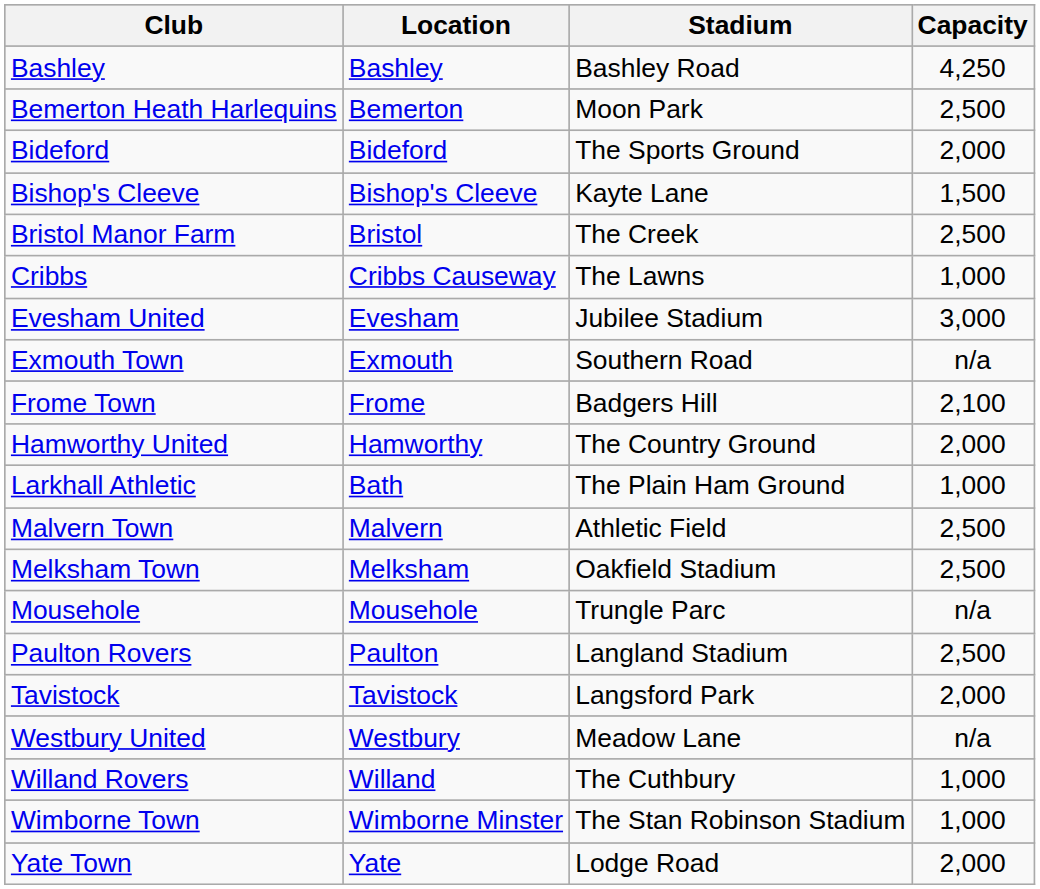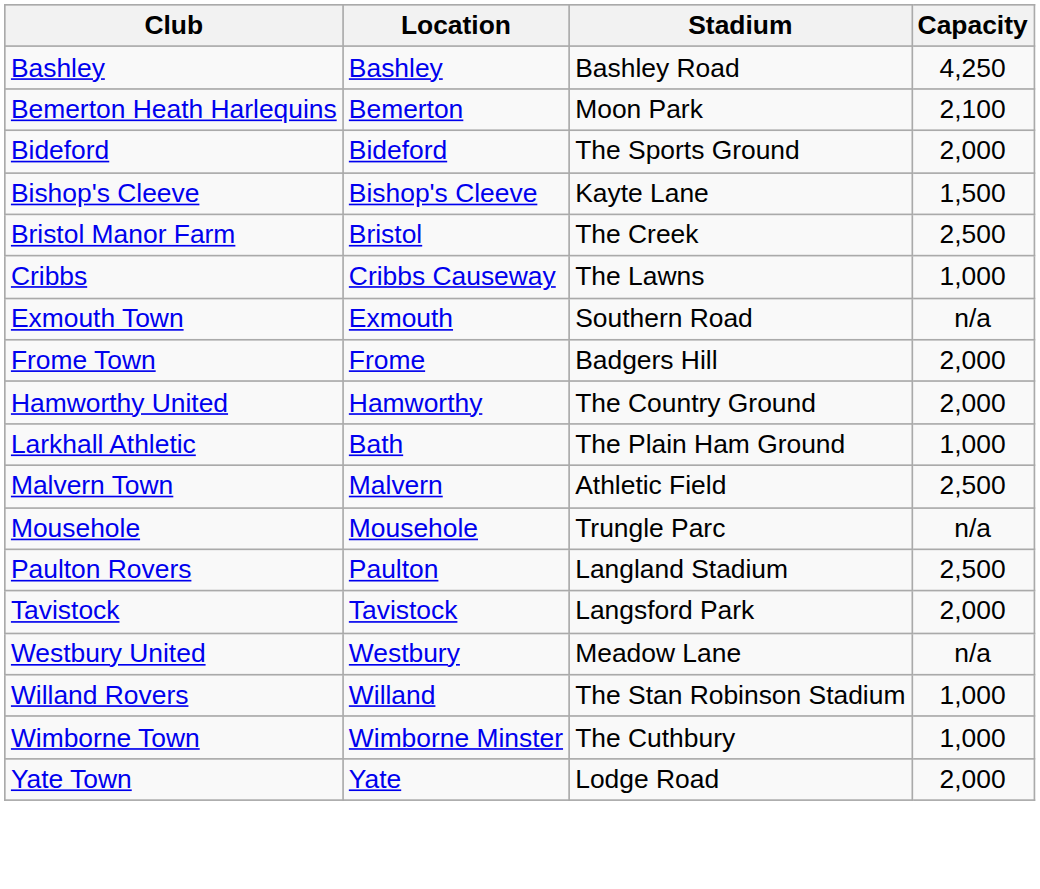(973, 109) 2,500 -> (973, 109) 2,100
- row: (108, 318)
(973, 402) 2,100 -> (973, 360) 2,000
- row: (105, 569)
(655, 779) The Cuthbury -> (740, 695) The Stan Robinson Stadium
(740, 820) The Stan Robinson Stadium -> (655, 737) The Cuthbury
